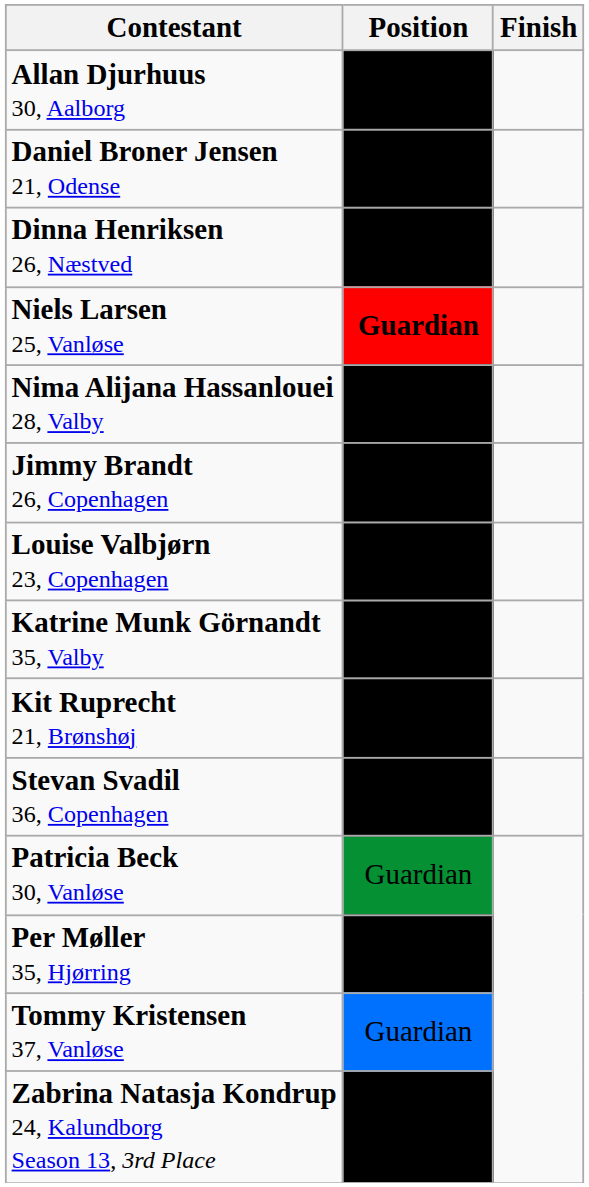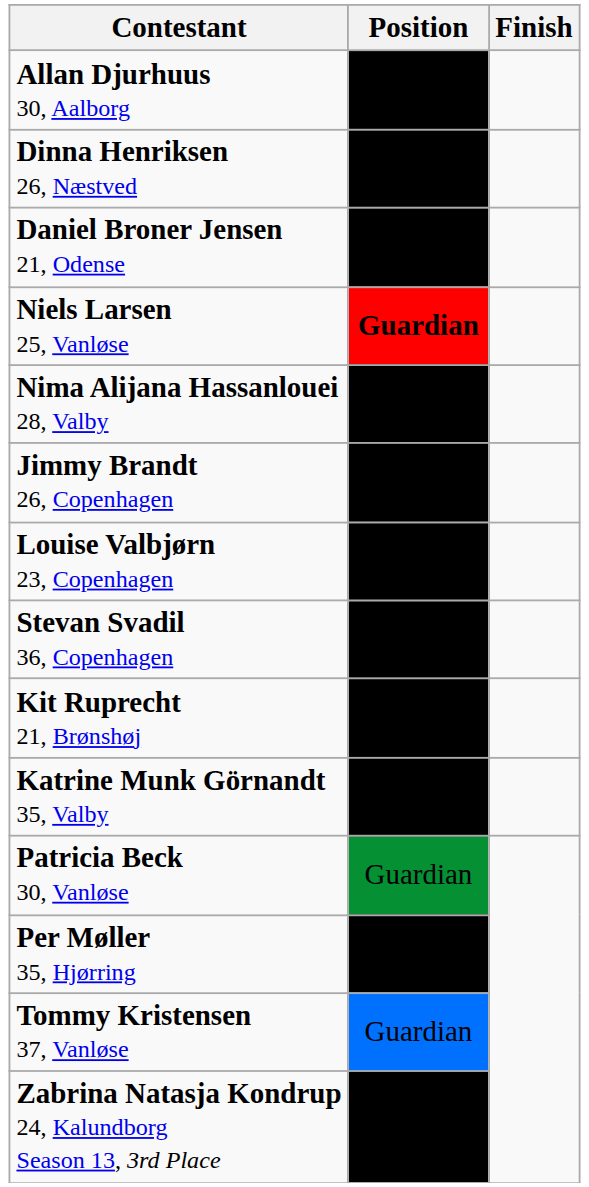(418, 89) bold -> (418, 89) normal
rows swapped: (117, 246) <-> (145, 168)
rows swapped: (166, 639) <-> (96, 796)
